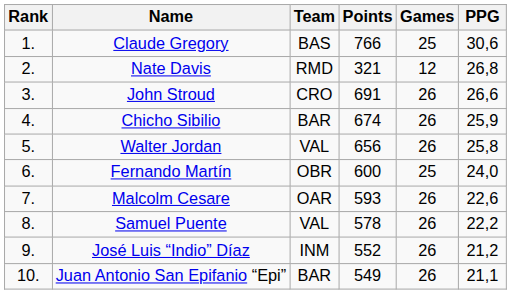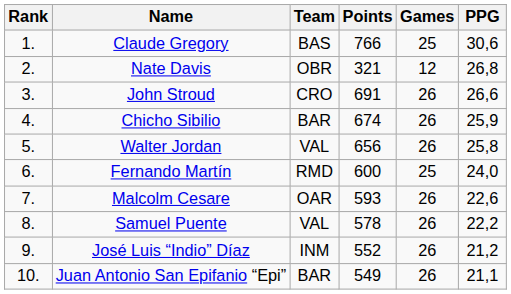(314, 69) RMD -> (314, 69) OBR
(314, 172) OBR -> (314, 172) RMD
